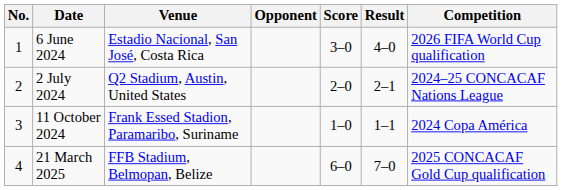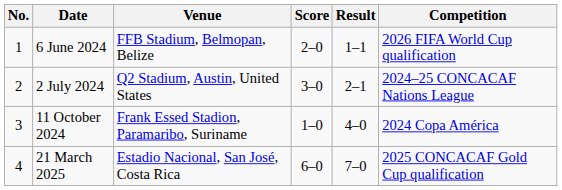- column: (286, 16)
(173, 47) Estadio Nacional, San José, Costa Rica -> (191, 47) FFB Stadium, Belmopan, Belize
(341, 47) 3–0 -> (312, 47) 2–0
(385, 47) 4–0 -> (356, 47) 1–1
(341, 86) 2–0 -> (312, 86) 3–0
(385, 126) 1–1 -> (356, 126) 4–0
(160, 165) FFB Stadium, Belmopan, Belize -> (197, 165) Estadio Nacional, San José, Costa Rica
